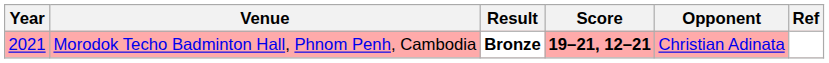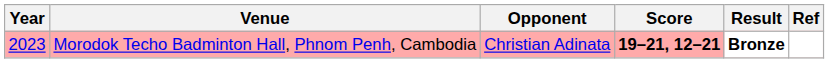columns swapped: (722, 18) <-> (512, 18)
(27, 45) 2021 -> (27, 45) 2023
